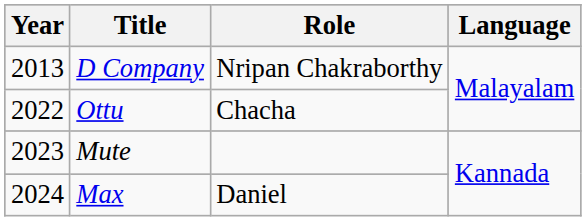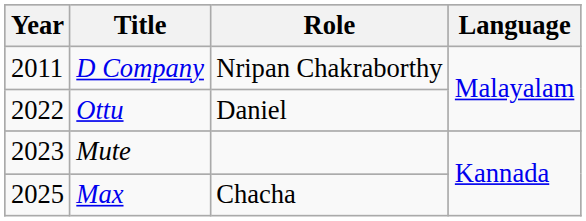(38, 67) 2013 -> (37, 67) 2011
(256, 109) Chacha -> (252, 109) Daniel
(38, 194) 2024 -> (38, 194) 2025
(252, 194) Daniel -> (256, 194) Chacha
